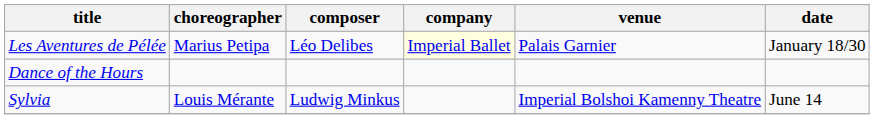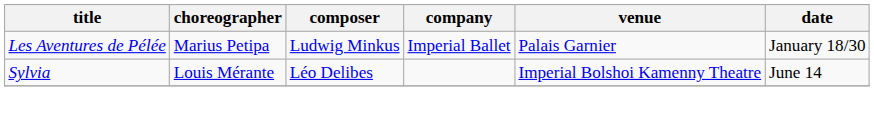(331, 45) Léo Delibes -> (345, 45) Ludwig Minkus
(459, 45) lightyellow background -> (459, 45) no background
- row: (76, 72)
(345, 99) Ludwig Minkus -> (331, 72) Léo Delibes
